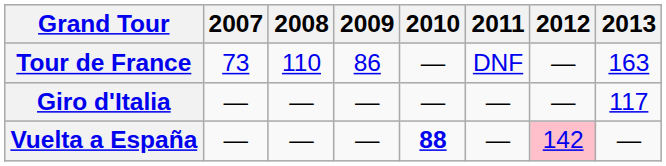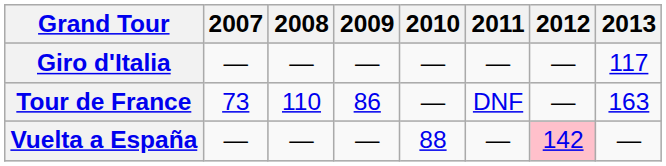rows swapped: (104, 101) <-> (104, 62)
(433, 140) bold -> (433, 140) normal
